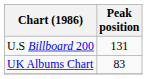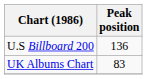(119, 45) 131 -> (119, 45) 136
